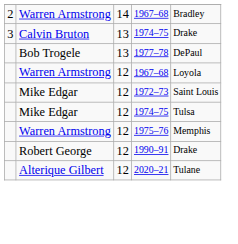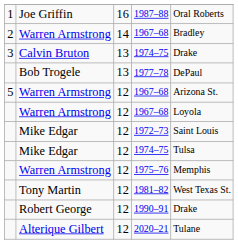+ row: (10, 14)
+ row: (10, 92)
+ row: (10, 190)
